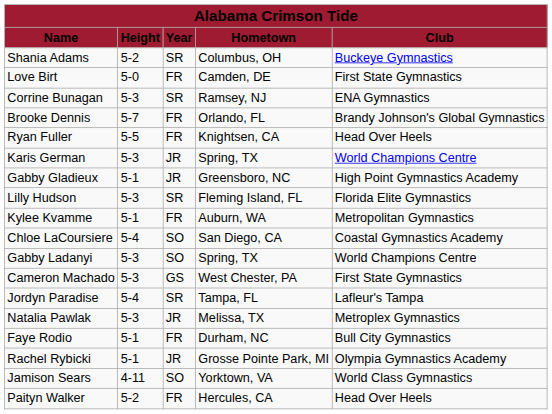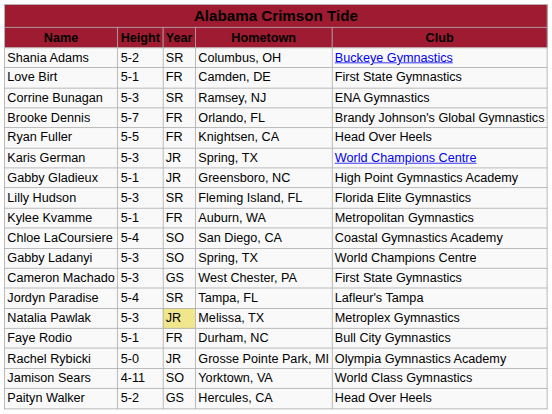(130, 77) 5-0 -> (130, 77) 5-1
(174, 318) no background -> (174, 318) khaki background
(130, 358) 5-1 -> (130, 358) 5-0
(174, 398) FR -> (175, 398) GS
